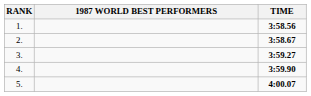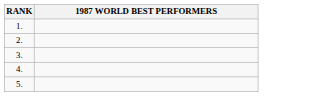- column: (282, 12)
